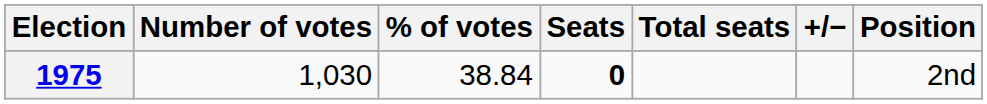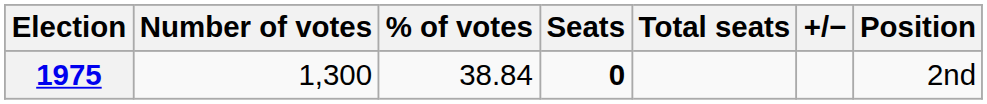(335, 74) 1,030 -> (335, 74) 1,300
